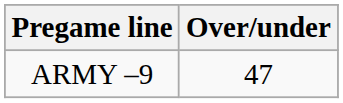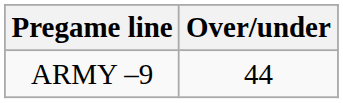(258, 73) 47 -> (258, 73) 44
